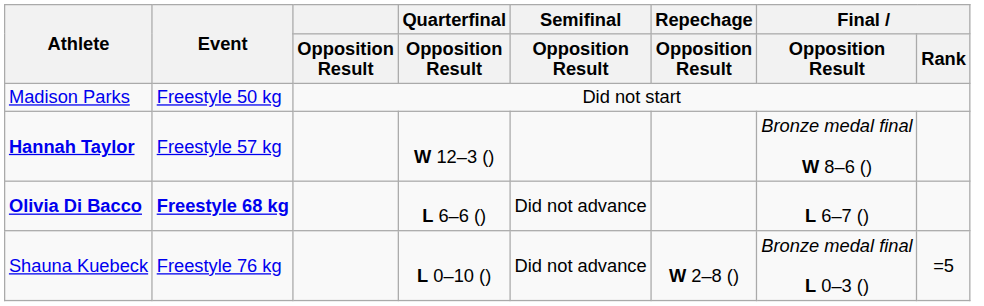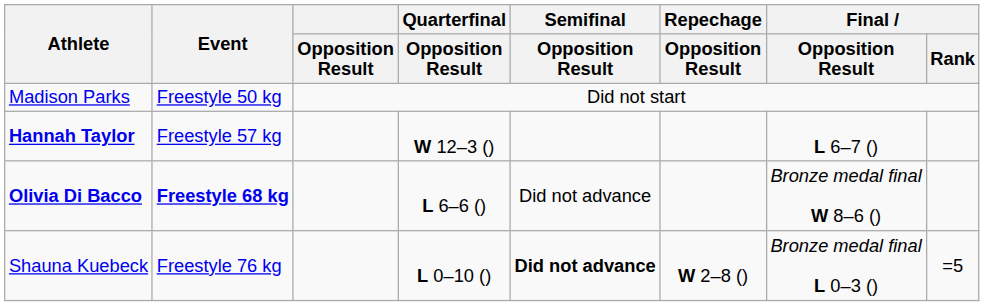(837, 147) Bronze medal final W 8–6 () -> (846, 147) L 6–7 ()
(837, 216) L 6–7 () -> (846, 196) Bronze medal final W 8–6 ()
(581, 266) normal -> (585, 266) bold
